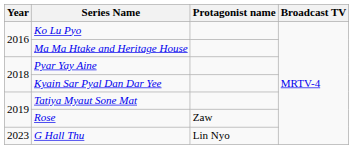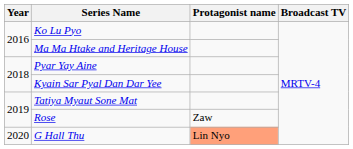(18, 135) 2023 -> (18, 135) 2020
(211, 135) no background -> (211, 135) lightsalmon background
